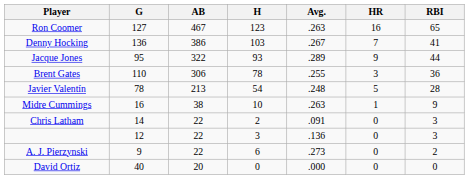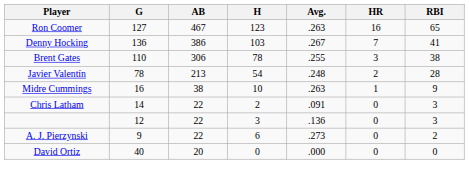- row: (57, 58)
(435, 74) 36 -> (435, 58) 38
(376, 89) 5 -> (376, 74) 2
